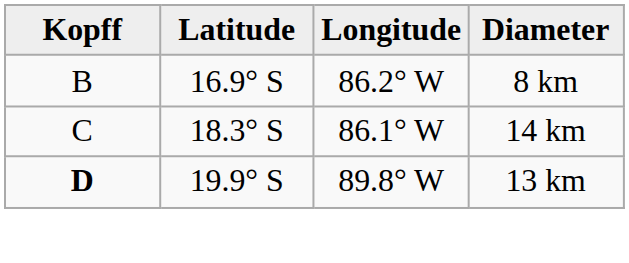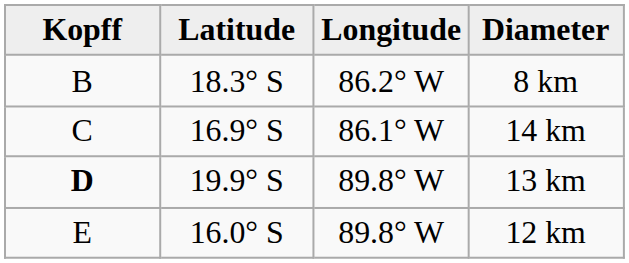(237, 80) 16.9° S -> (237, 80) 18.3° S
(237, 130) 18.3° S -> (237, 130) 16.9° S
+ row: (546, 231)
